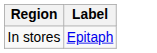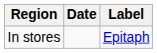+ column: (82, 15)
